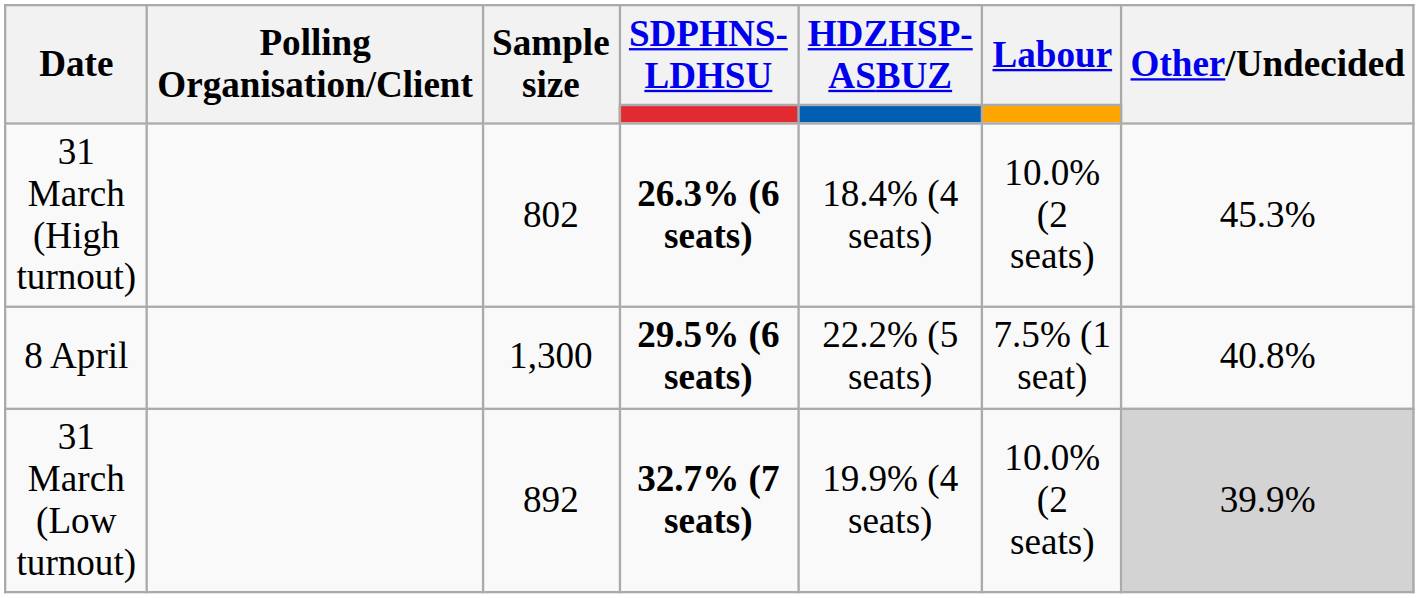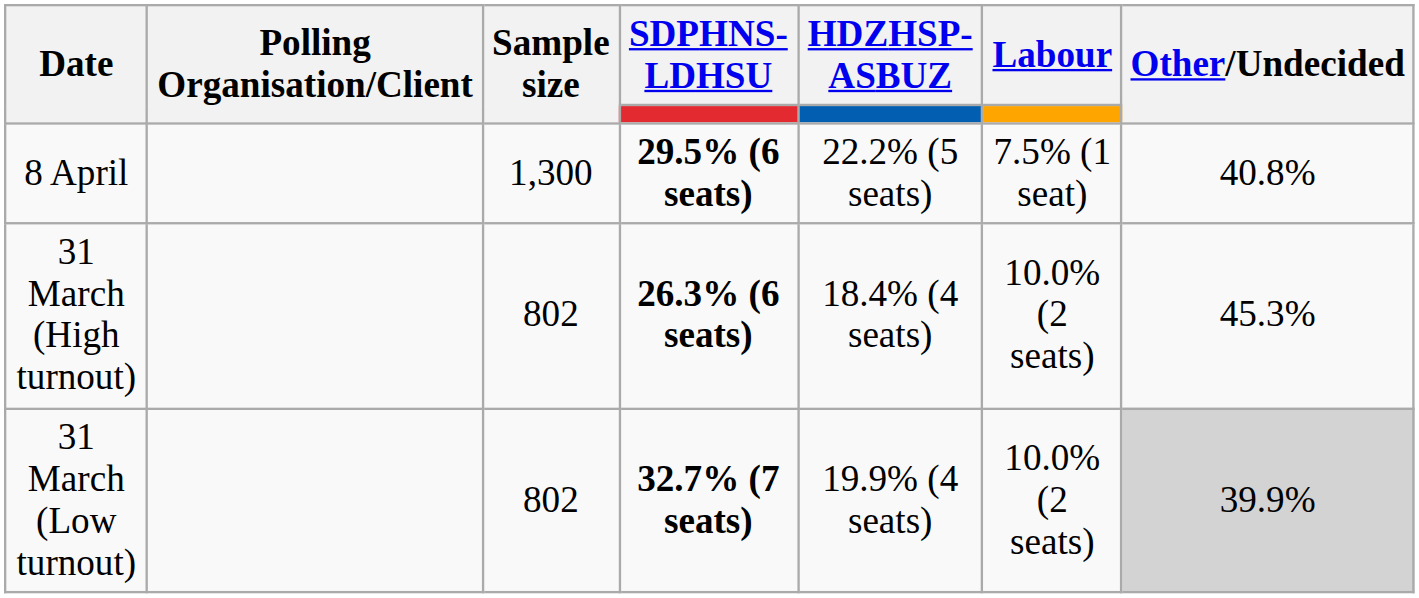rows swapped: (76, 356) <-> (76, 214)
(551, 499) 892 -> (551, 499) 802
